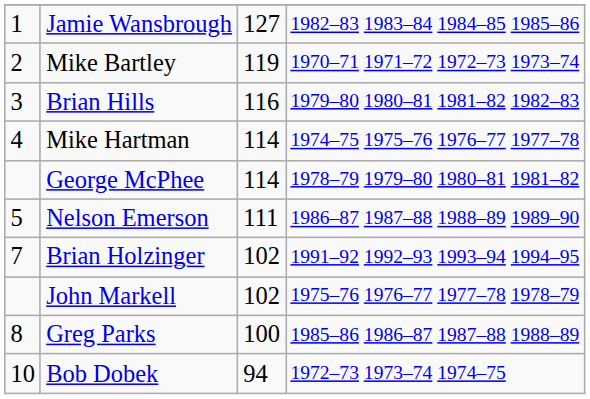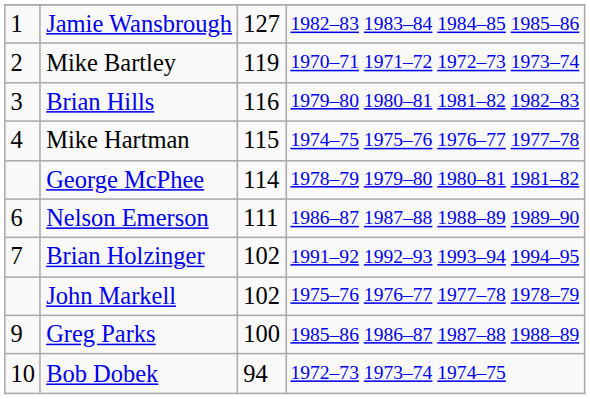(261, 140) 114 -> (261, 140) 115
(17, 218) 5 -> (17, 218) 6
(17, 334) 8 -> (17, 334) 9
